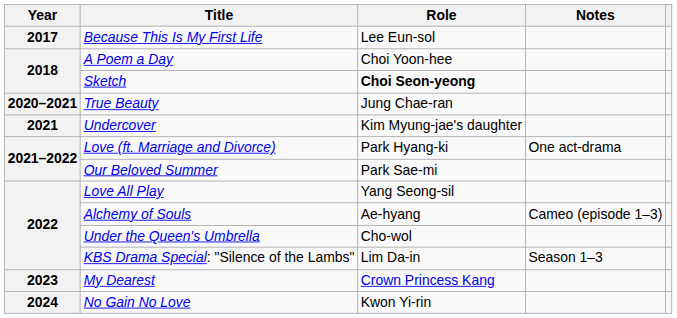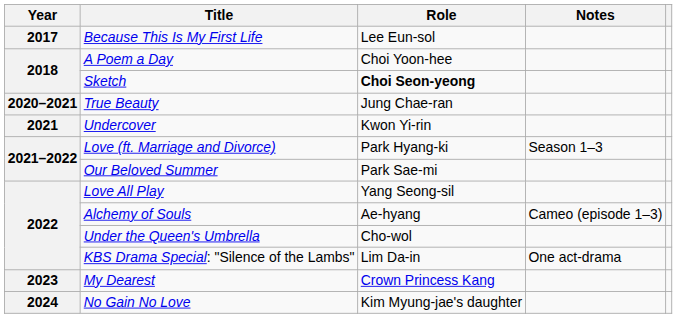(441, 125) Kim Myung-jae's daughter -> (396, 125) Kwon Yi-rin
(575, 147) One act-drama -> (566, 147) Season 1–3
(566, 258) Season 1–3 -> (575, 258) One act-drama
(396, 302) Kwon Yi-rin -> (441, 302) Kim Myung-jae's daughter
